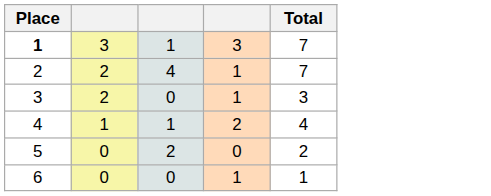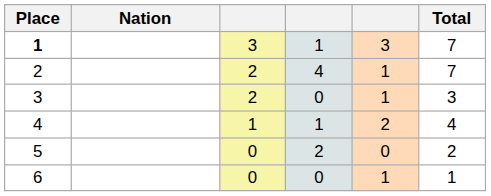+ column: (145, 18)
